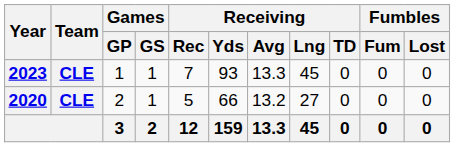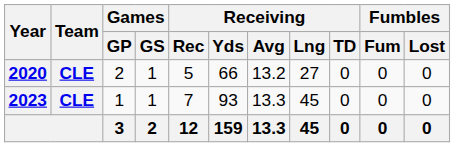rows swapped: (28, 100) <-> (28, 73)
